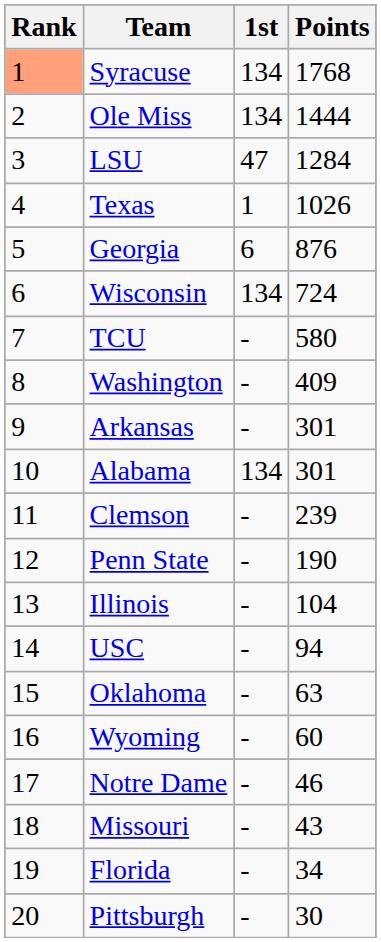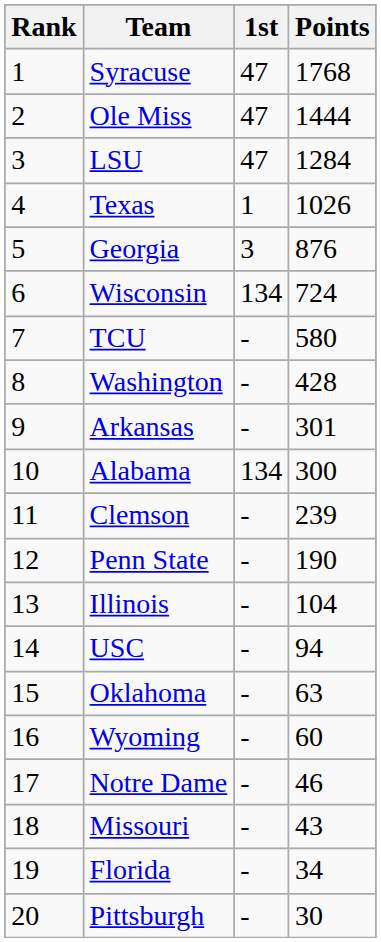(18, 71) lightsalmon background -> (18, 71) no background
(261, 71) 134 -> (254, 71) 47
(261, 115) 134 -> (254, 115) 47
(247, 248) 6 -> (247, 248) 3
(316, 381) 409 -> (316, 381) 428
(316, 470) 301 -> (316, 470) 300
